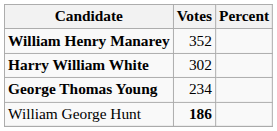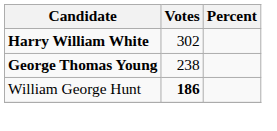- row: (89, 41)
(200, 89) 234 -> (188, 65) 238
